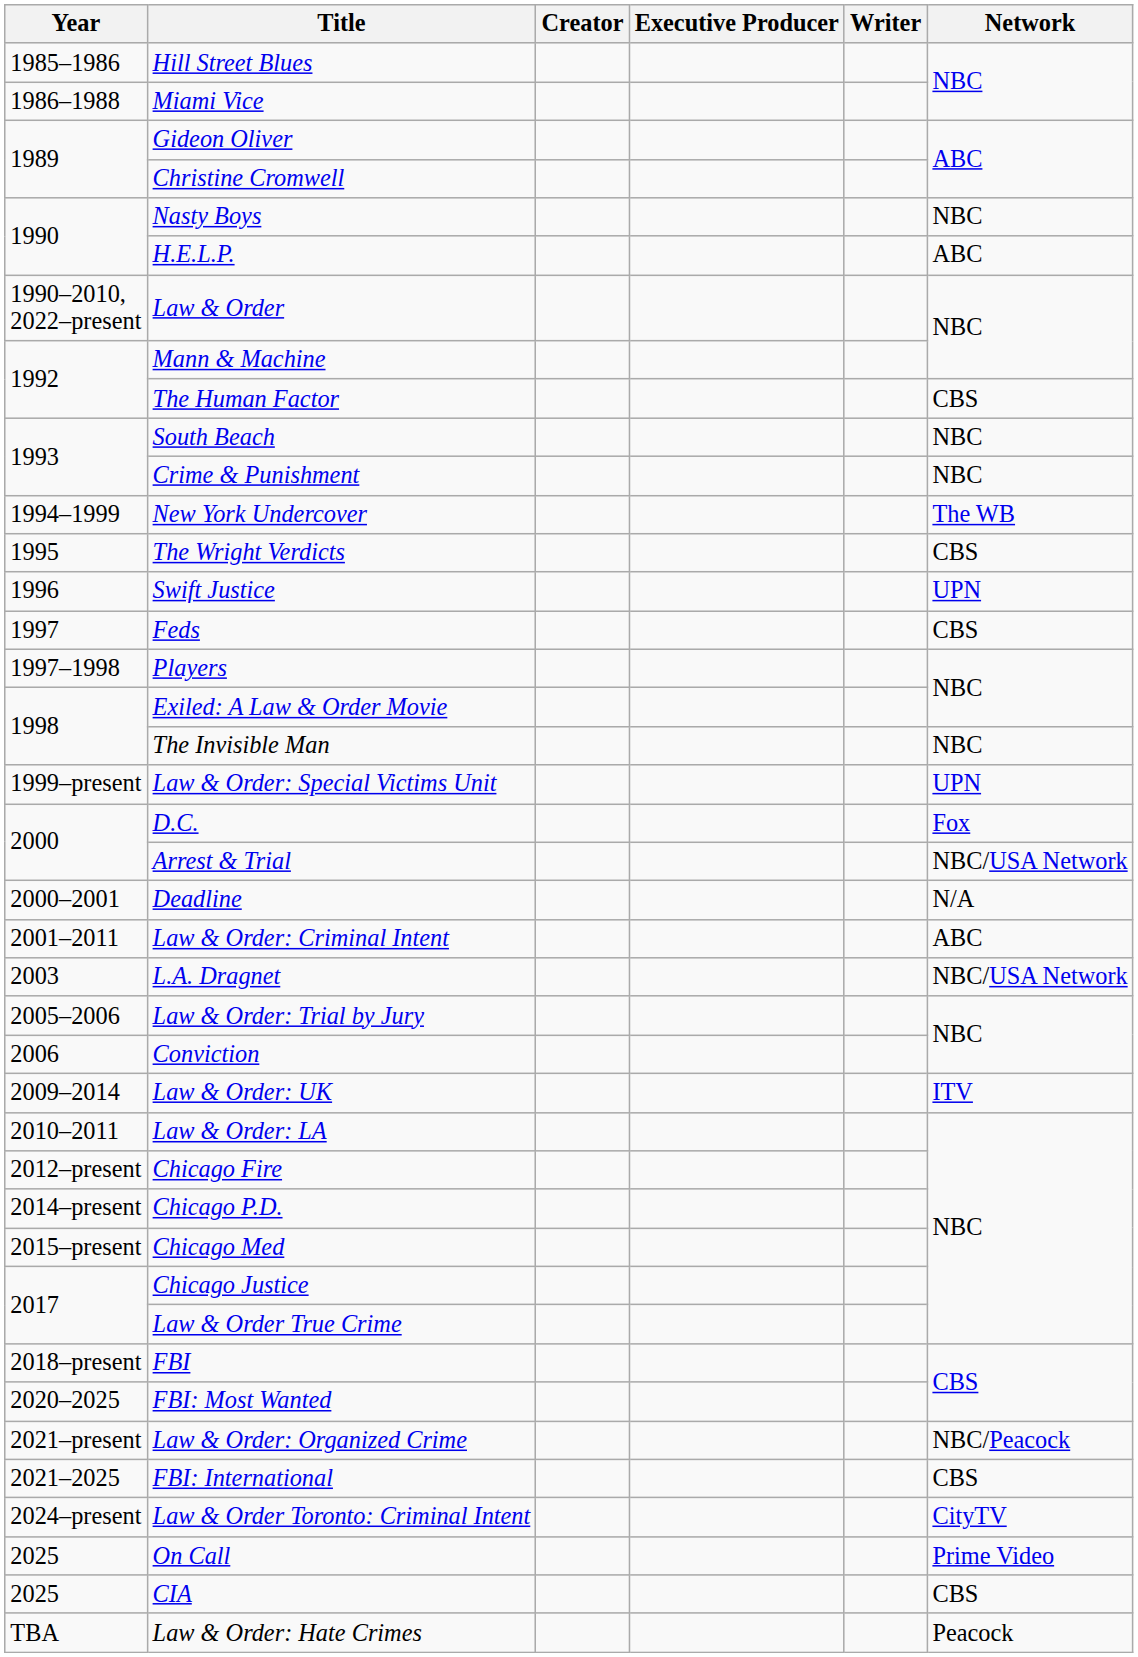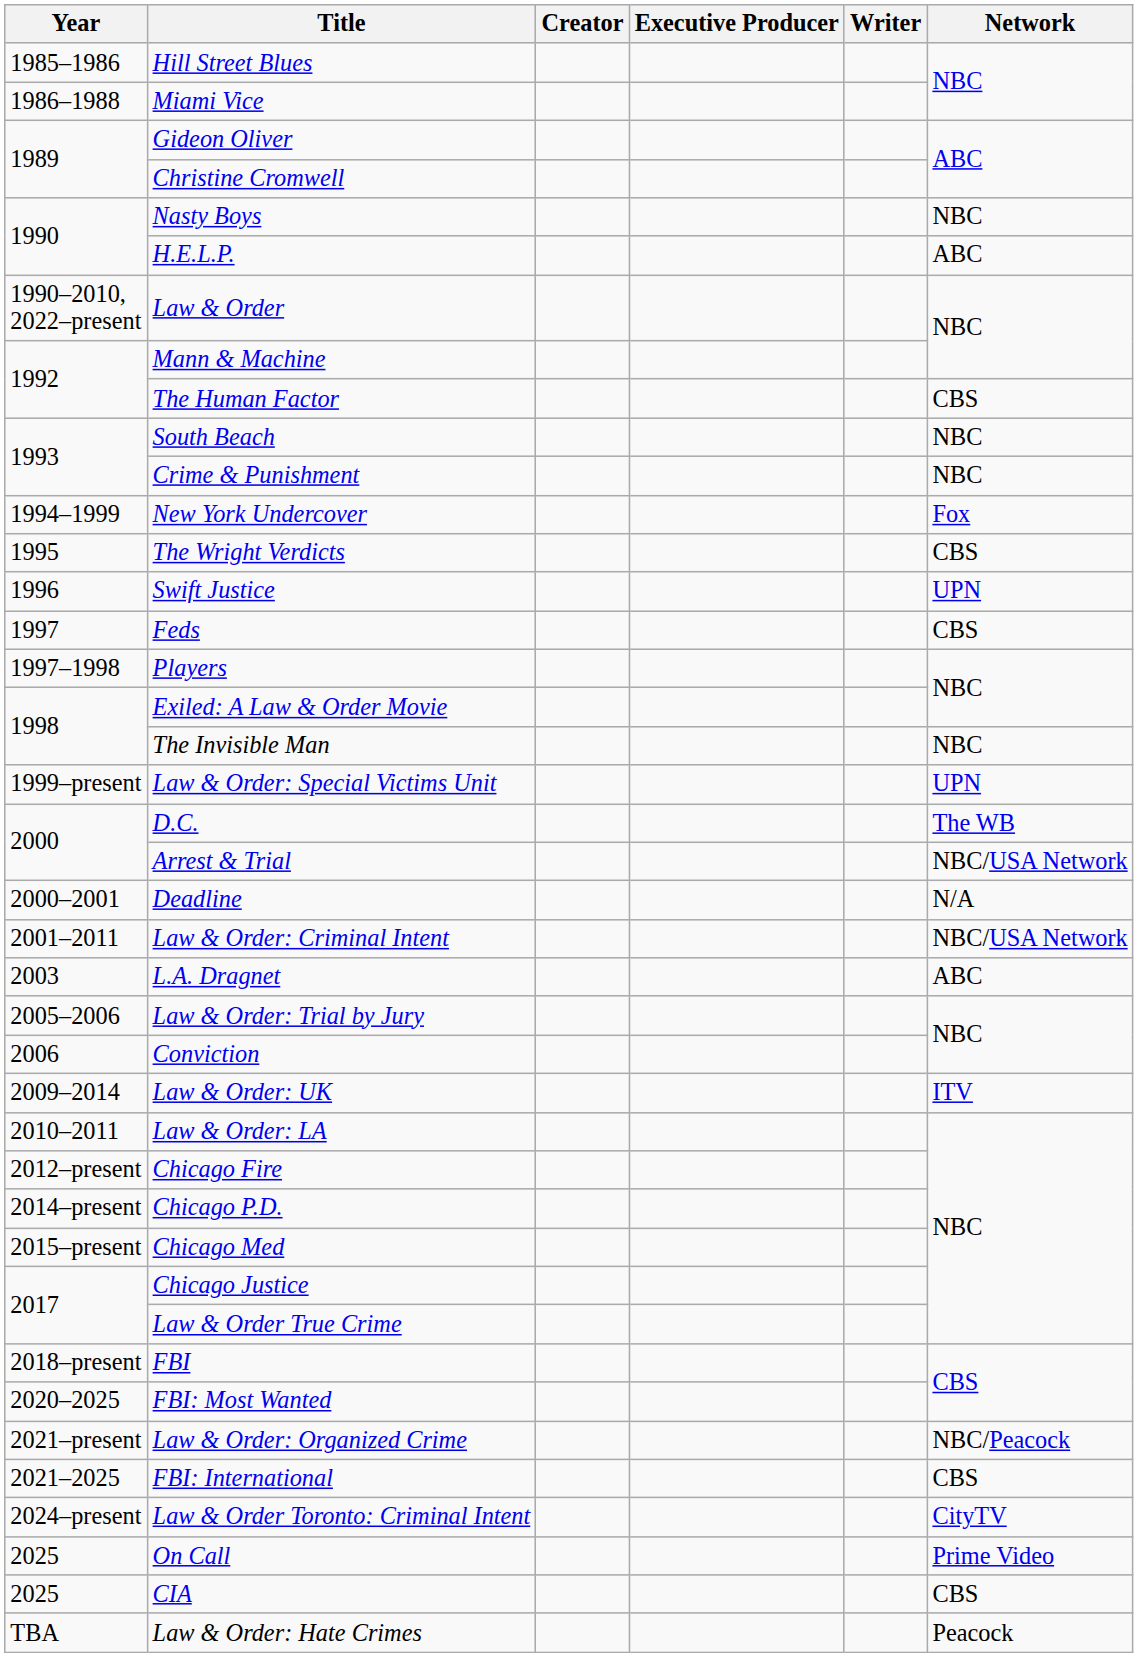(974, 513) The WB -> (951, 513) Fox
(951, 822) Fox -> (974, 822) The WB
(957, 938) ABC -> (1030, 938) NBC/USA Network
(1030, 976) NBC/USA Network -> (957, 976) ABC
